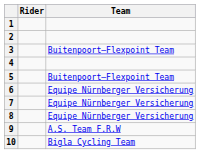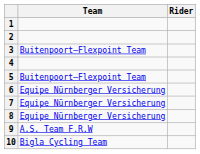columns swapped: (32, 11) <-> (121, 11)
